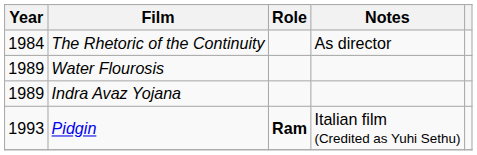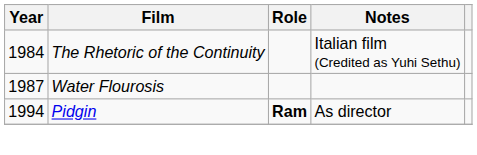(353, 43) As director -> (387, 52) Italian film (Credited as Yuhi Sethu)
(26, 68) 1989 -> (26, 87) 1987
- row: (116, 94)
(26, 129) 1993 -> (26, 112) 1994
(387, 129) Italian film (Credited as Yuhi Sethu) -> (353, 112) As director
